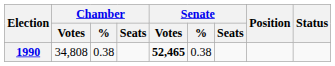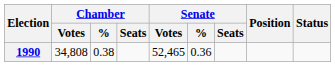(168, 52) bold -> (168, 52) normal
(201, 52) 0.38 -> (201, 52) 0.36
